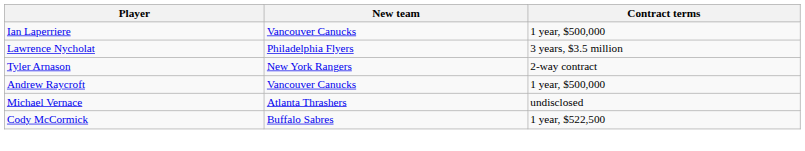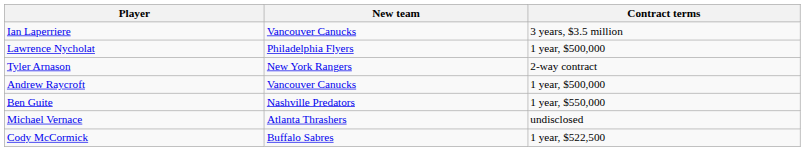(568, 31) 1 year, $500,000 -> (577, 31) 3 years, $3.5 million
(577, 48) 3 years, $3.5 million -> (568, 48) 1 year, $500,000
+ row: (30, 102)
